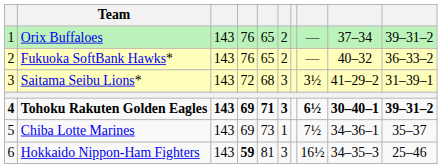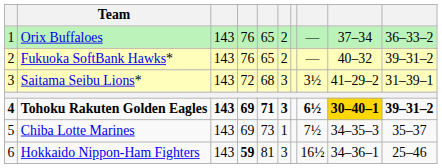(409, 37) 39–31–2 -> (409, 37) 36–33–2
(409, 59) 36–33–2 -> (409, 59) 39–31–2
(355, 109) no background -> (355, 109) gold background
(355, 130) 34–36–1 -> (355, 130) 34–35–3
(355, 152) 34–35–3 -> (355, 152) 34–36–1
